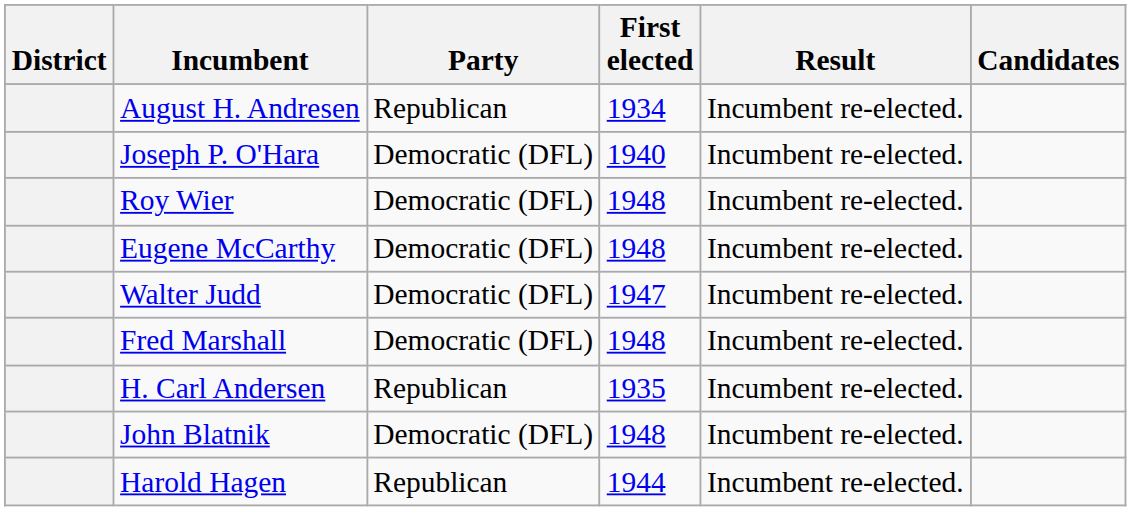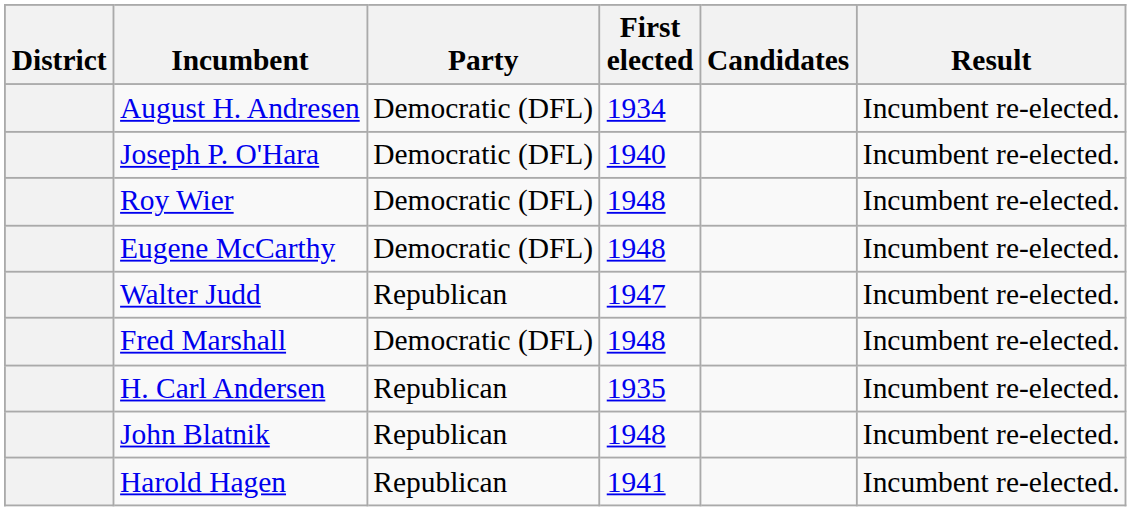columns swapped: (835, 60) <-> (1048, 60)
(440, 107) Republican -> (483, 107) Democratic (DFL)
(483, 294) Democratic (DFL) -> (440, 294) Republican
(483, 434) Democratic (DFL) -> (440, 434) Republican
(636, 481) 1944 -> (636, 481) 1941
